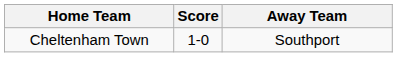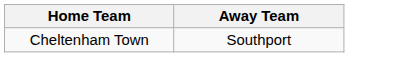- column: (198, 16)
